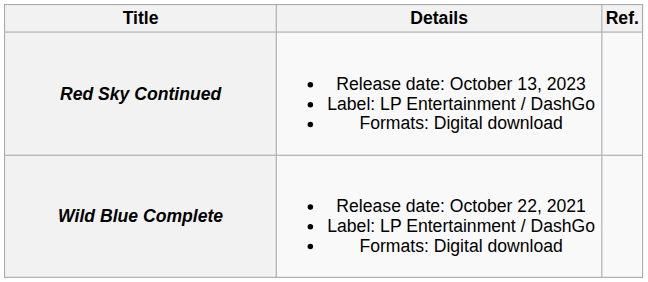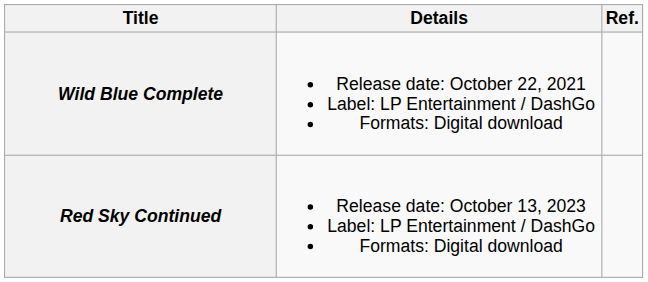rows swapped: (141, 216) <-> (141, 93)
